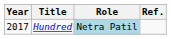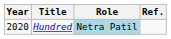(18, 27) 2017 -> (18, 27) 2020
